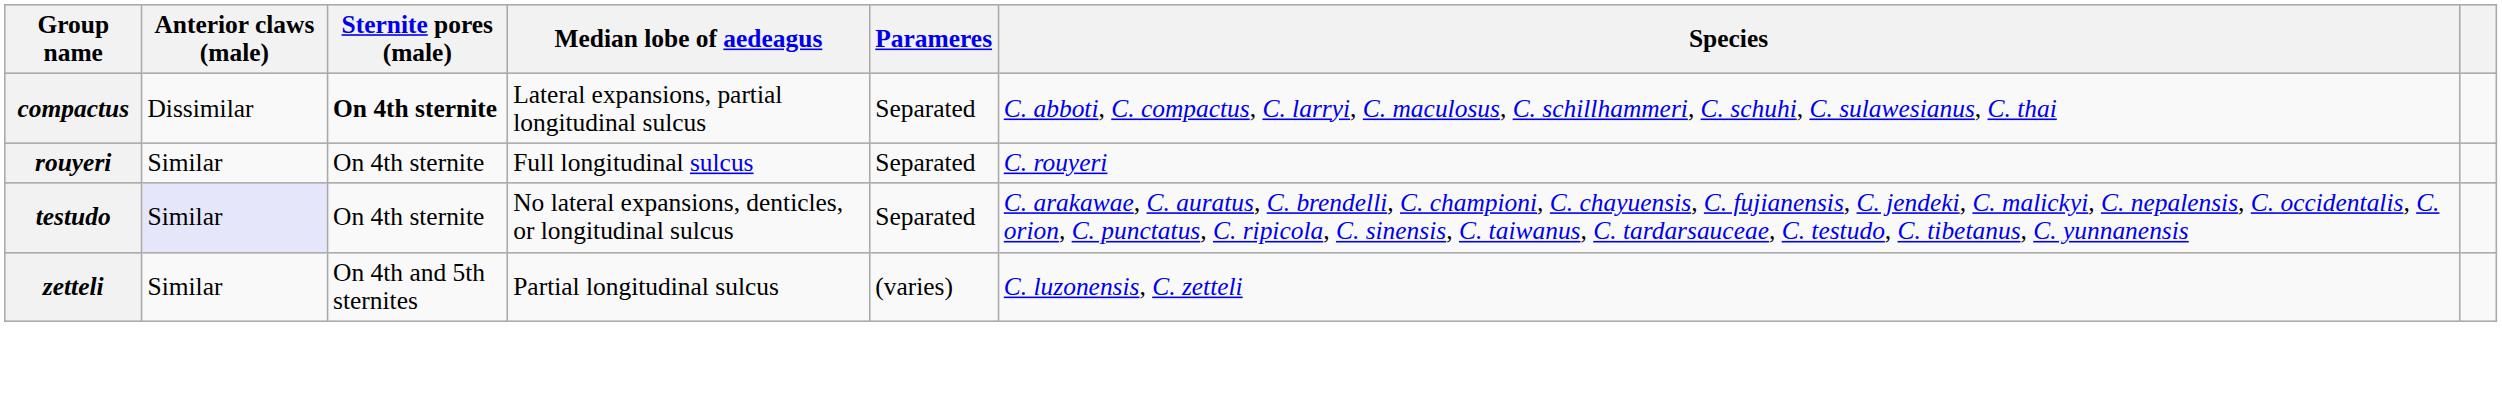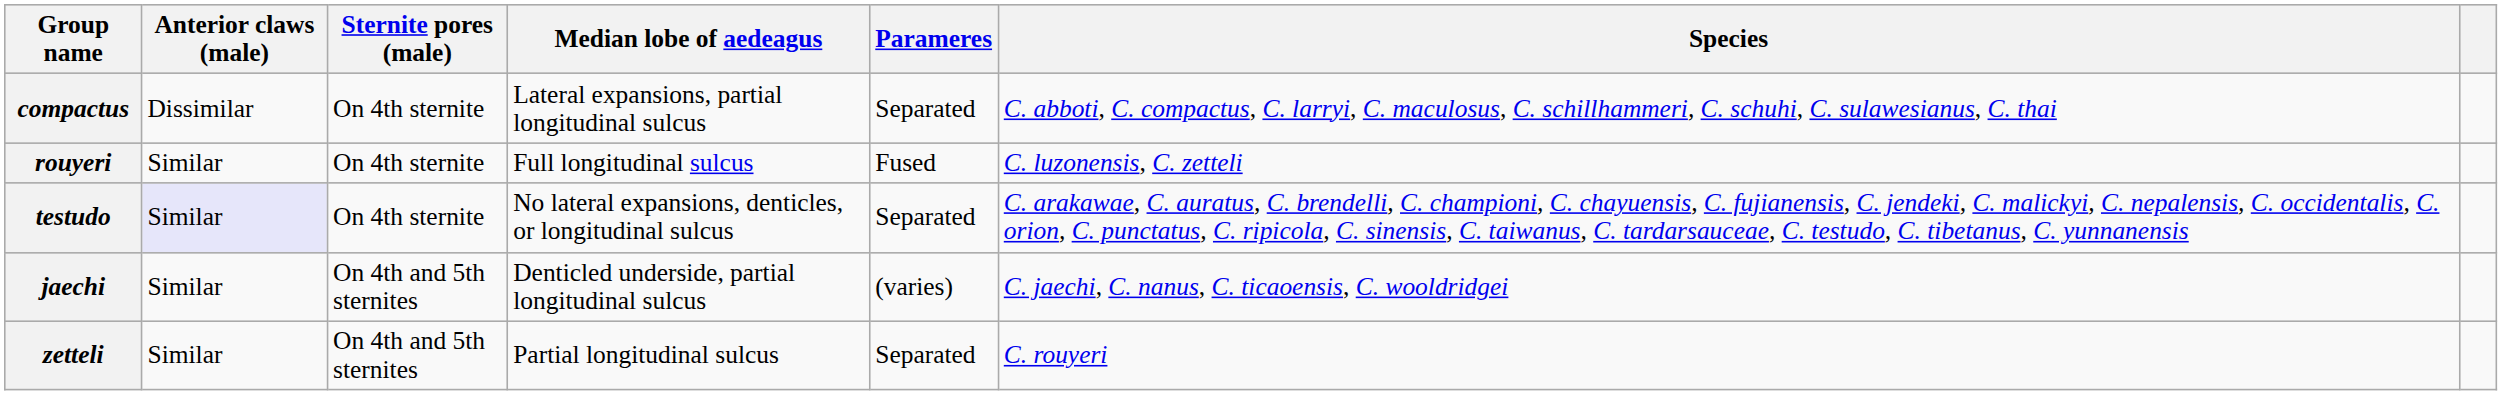(415, 107) bold -> (409, 107) normal
(925, 162) Separated -> (906, 162) Fused
(1056, 162) C. rouyeri -> (1123, 162) C. luzonensis, C. zetteli
+ row: (73, 286)
(914, 286) (varies) -> (925, 355) Separated
(1123, 286) C. luzonensis, C. zetteli -> (1056, 355) C. rouyeri
